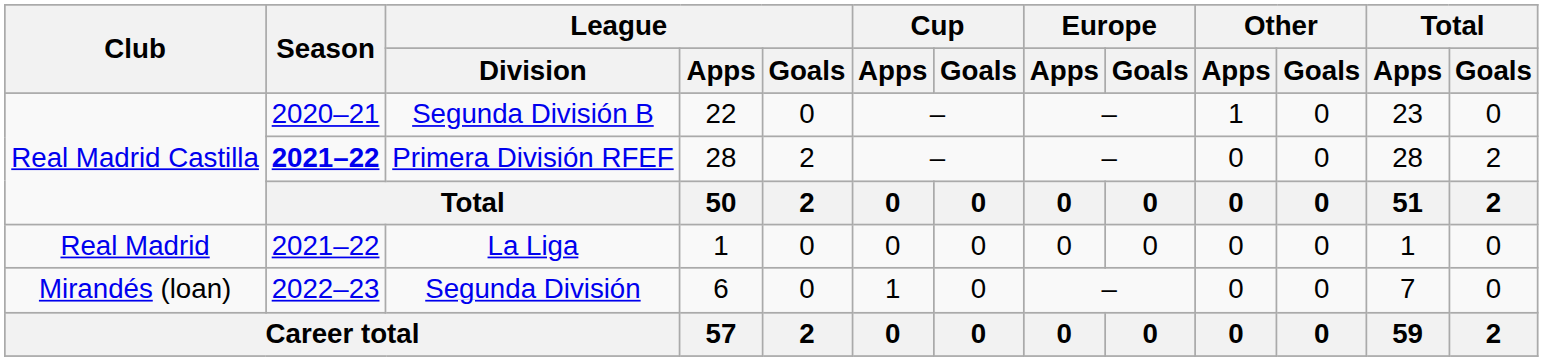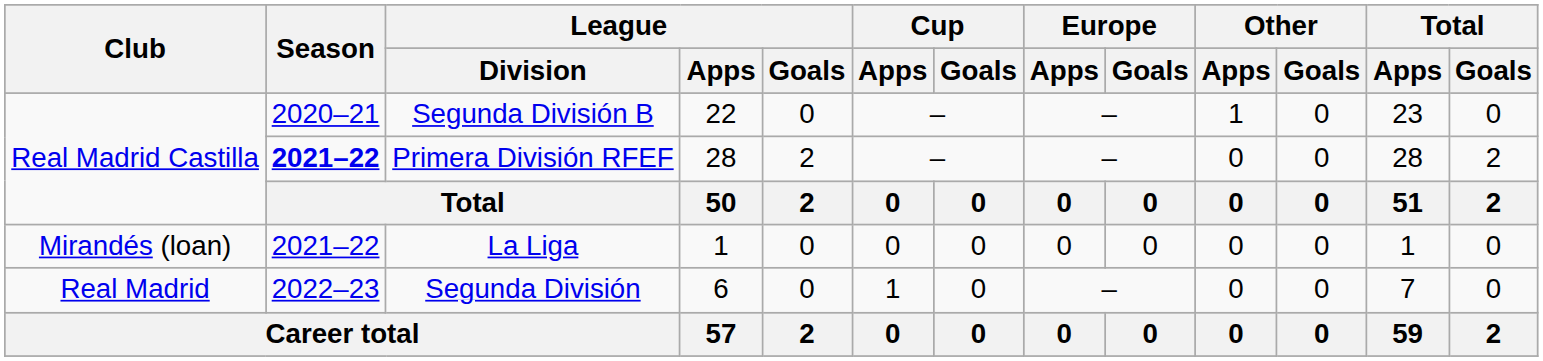(135, 245) Real Madrid -> (135, 245) Mirandés (loan)
(135, 289) Mirandés (loan) -> (135, 289) Real Madrid
